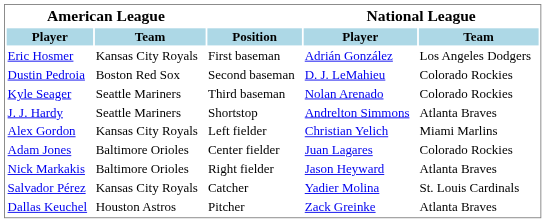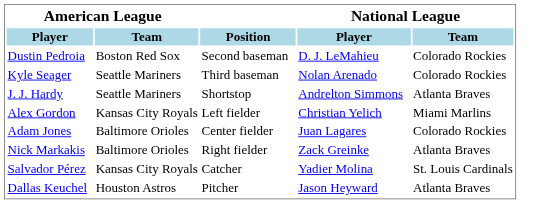- row: (41, 55)
(344, 169) Jason Heyward -> (334, 150) Zack Greinke
(340, 206) Zack Greinke -> (338, 188) Jason Heyward
